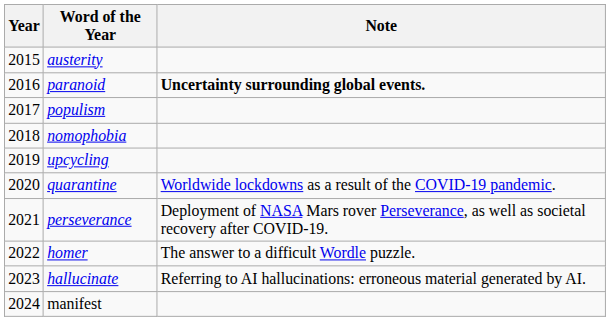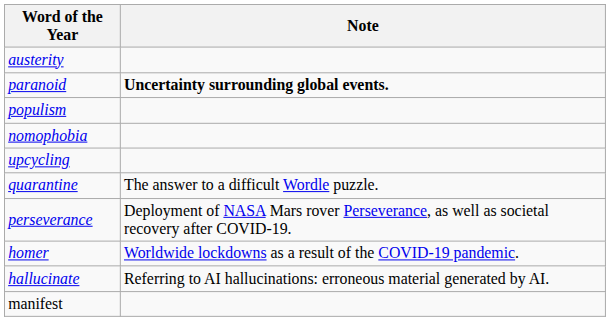- column: (24, 25)
(358, 185) Worldwide lockdowns as a result of the COVID-19 pandemic. -> (251, 185) The answer to a difficult Wordle puzzle.
(288, 253) The answer to a difficult Wordle puzzle. -> (322, 253) Worldwide lockdowns as a result of the COVID-19 pandemic.
